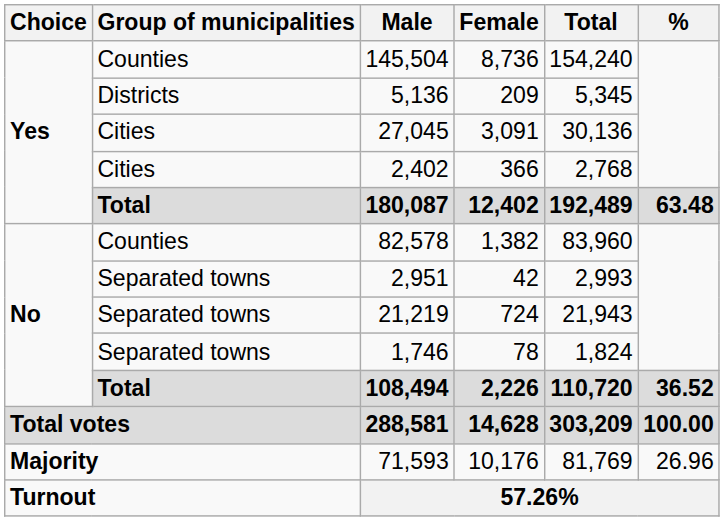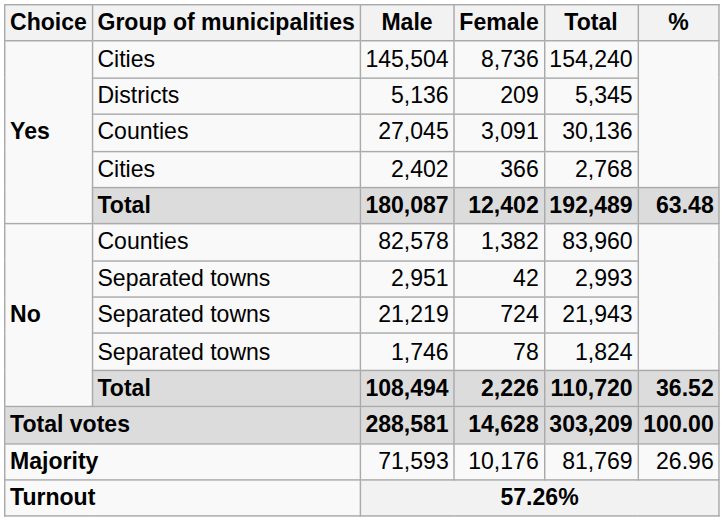(143, 59) Counties -> (126, 59) Cities
(126, 132) Cities -> (143, 132) Counties
